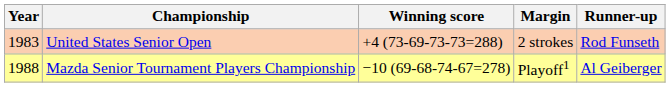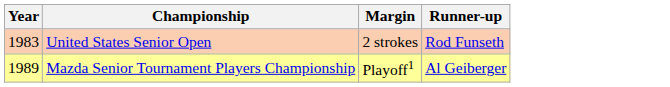- column: (436, 16)
(24, 68) 1988 -> (24, 68) 1989
